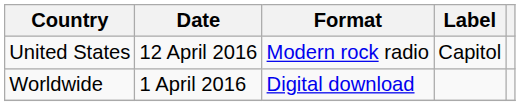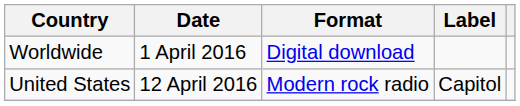rows swapped: (56, 84) <-> (70, 52)
